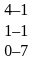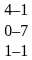rows swapped: (16, 30) <-> (16, 51)
